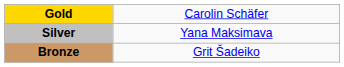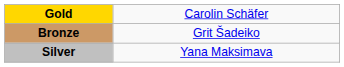rows swapped: (59, 33) <-> (59, 52)
